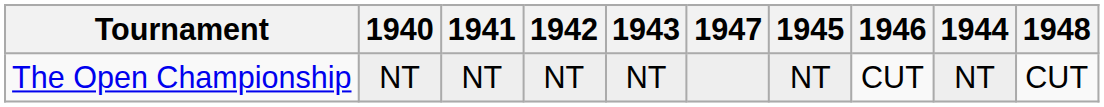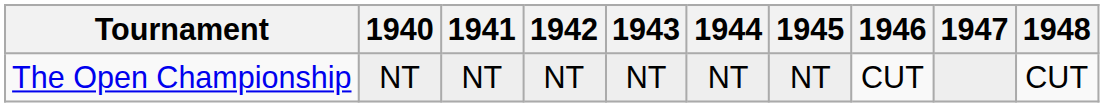columns swapped: (975, 29) <-> (728, 29)
